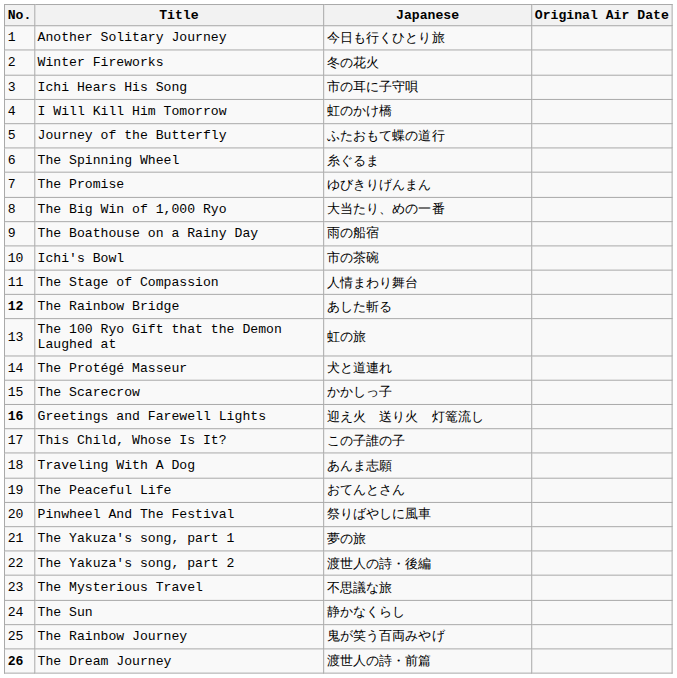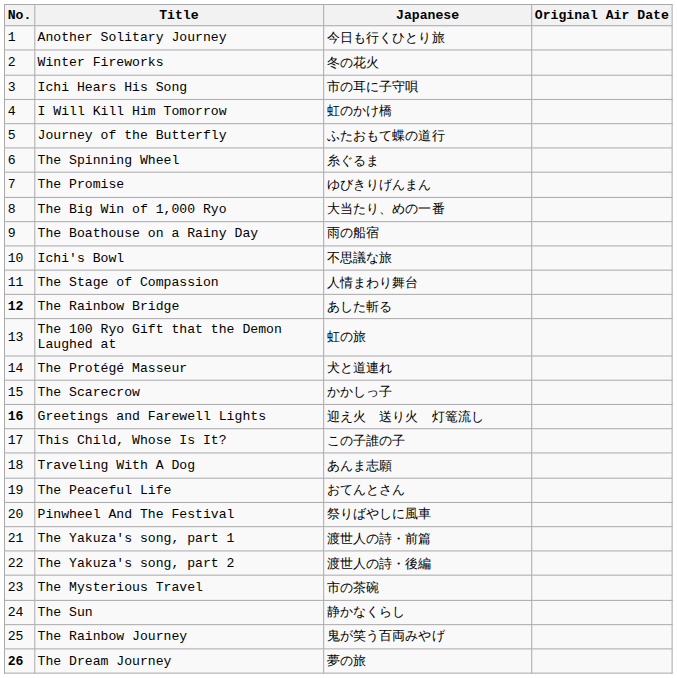(353, 258) 市の茶碗 -> (359, 258) 不思議な旅
(346, 539) 夢の旅 -> (379, 539) 渡世人の詩・前篇
(359, 588) 不思議な旅 -> (353, 588) 市の茶碗
(379, 661) 渡世人の詩・前篇 -> (346, 661) 夢の旅
